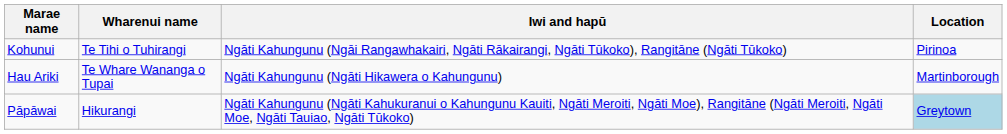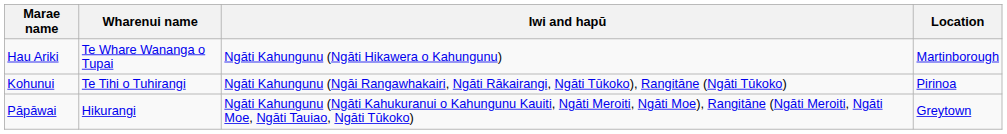rows swapped: (33, 76) <-> (31, 49)
(944, 111) lightblue background -> (944, 111) no background
